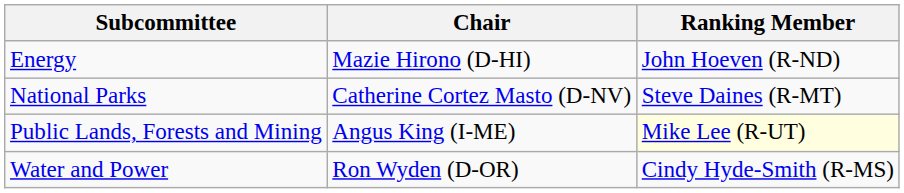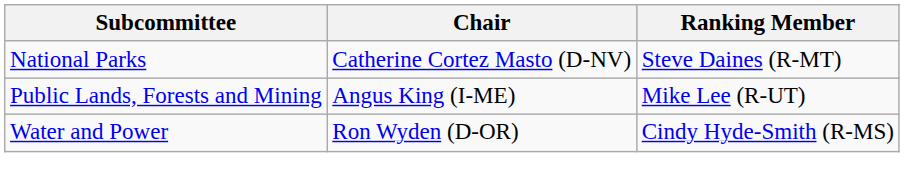- row: (43, 59)
(724, 132) lightyellow background -> (724, 95) no background
